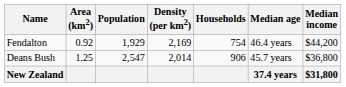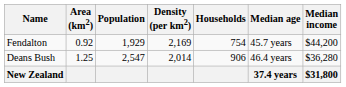(271, 42) 46.4 years -> (271, 42) 45.7 years
(271, 58) 45.7 years -> (271, 58) 46.4 years
(322, 58) $36,800 -> (322, 58) $36,280
